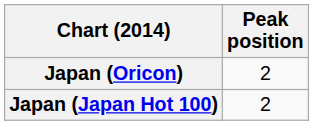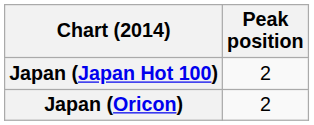rows swapped: (114, 104) <-> (114, 73)
